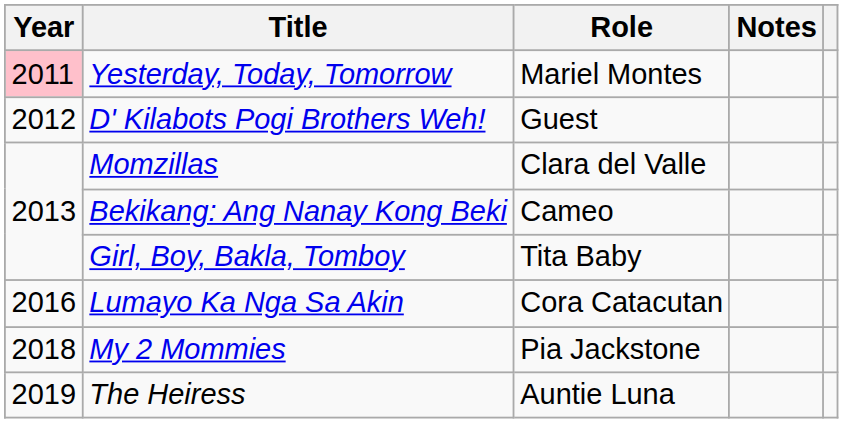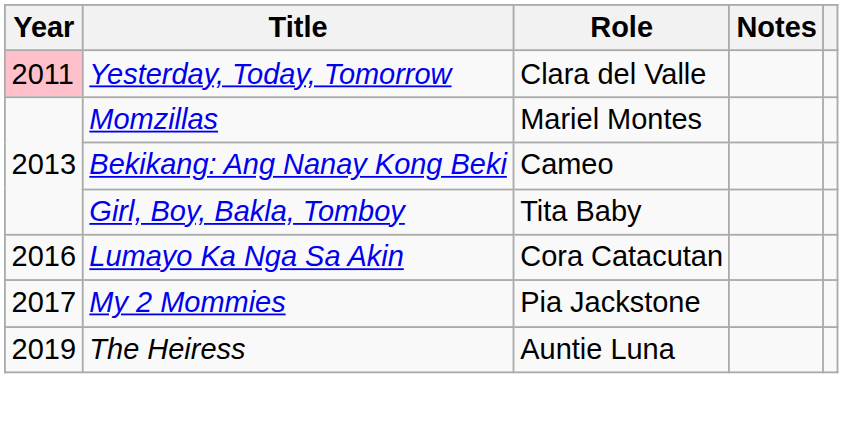(611, 73) Mariel Montes -> (613, 73) Clara del Valle
- row: (287, 119)
(613, 165) Clara del Valle -> (611, 119) Mariel Montes
(44, 348) 2018 -> (44, 303) 2017
